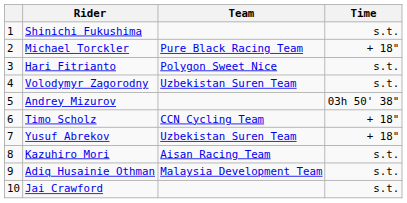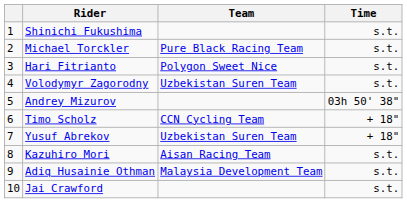(383, 48) + 18" -> (386, 48) s.t.
